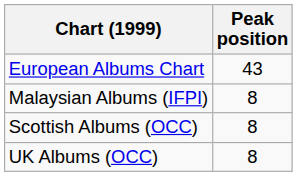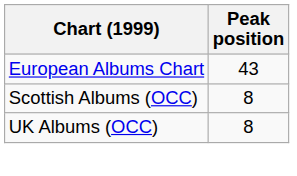- row: (109, 98)
